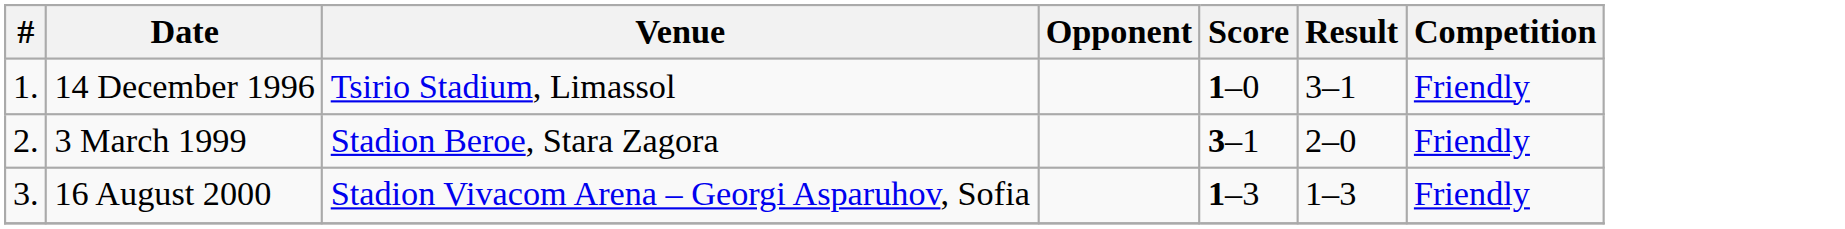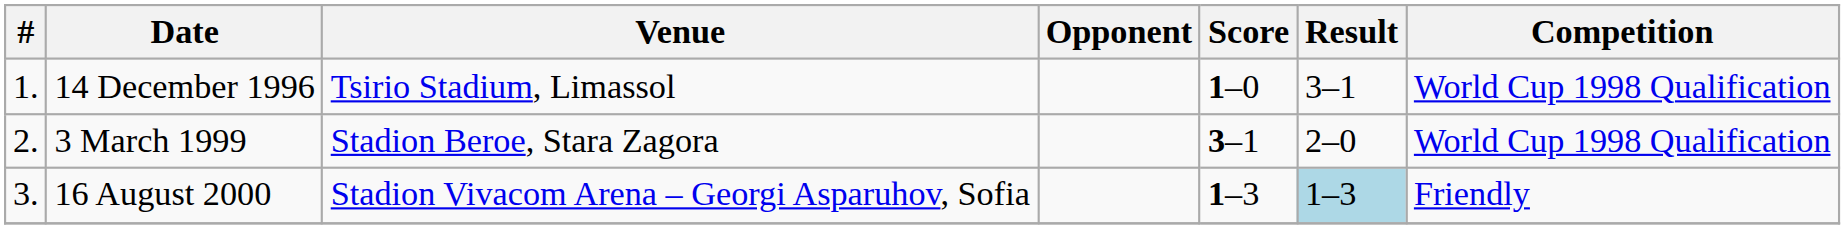(1472, 85) Friendly -> (1622, 85) World Cup 1998 Qualification
(1472, 140) Friendly -> (1622, 140) World Cup 1998 Qualification
(1331, 194) no background -> (1331, 194) lightblue background
